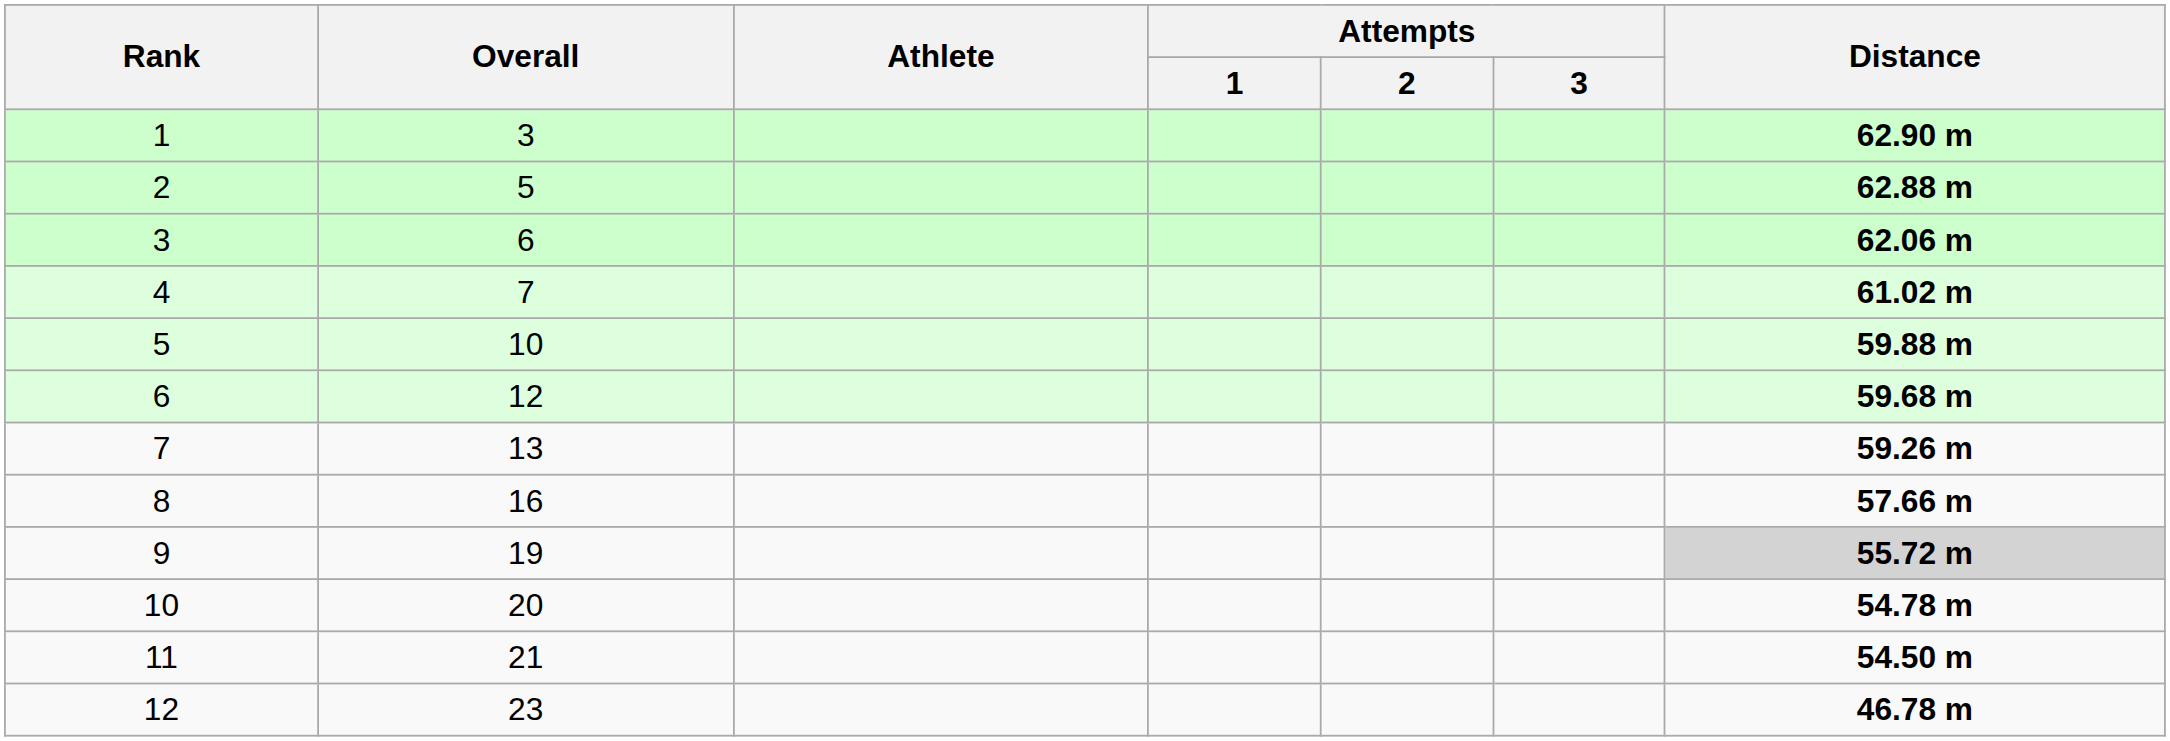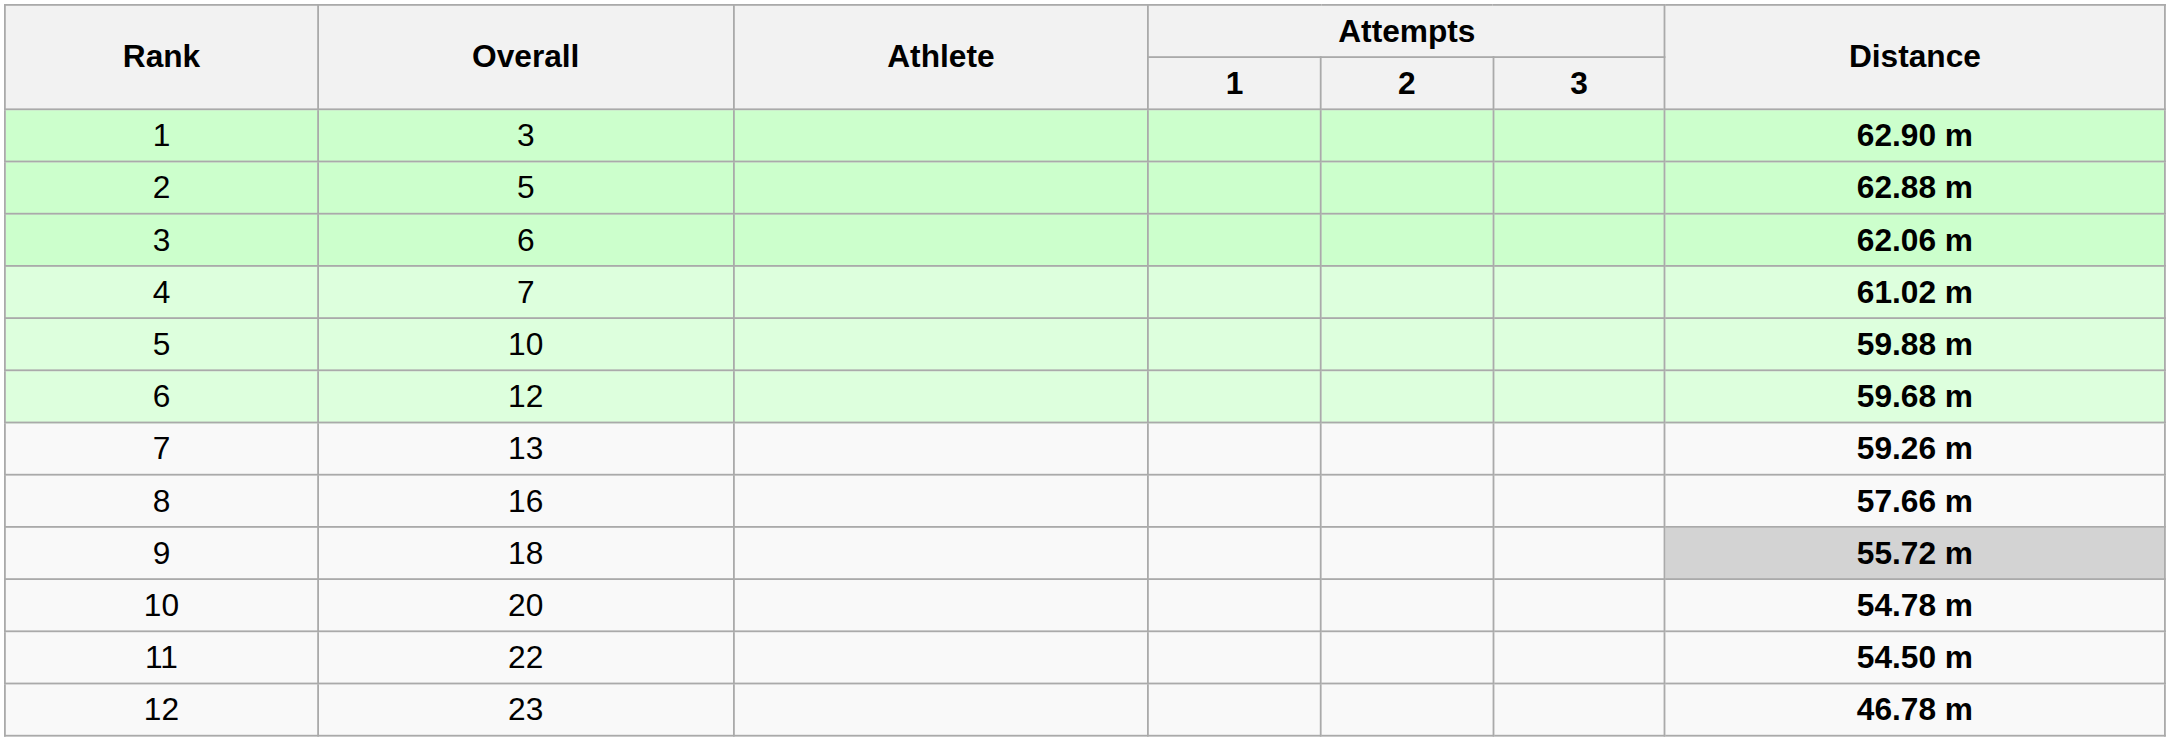(526, 552) 19 -> (526, 552) 18
(526, 657) 21 -> (526, 657) 22
